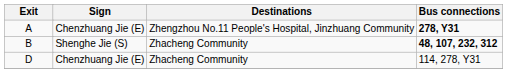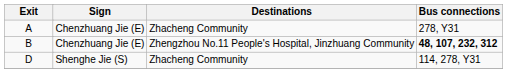(282, 28) Zhengzhou No.11 People's Hospital, Jinzhuang Community -> (198, 28) Zhacheng Community
(439, 28) bold -> (439, 28) normal
(92, 44) Shenghe Jie (S) -> (100, 44) Chenzhuang Jie (E)
(198, 44) Zhacheng Community -> (282, 44) Zhengzhou No.11 People's Hospital, Jinzhuang Community
(100, 60) Chenzhuang Jie (E) -> (92, 60) Shenghe Jie (S)
